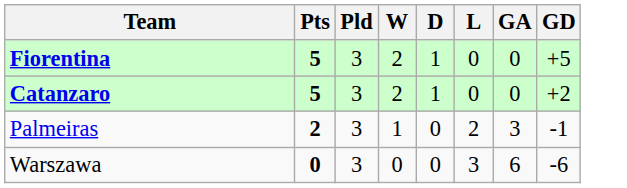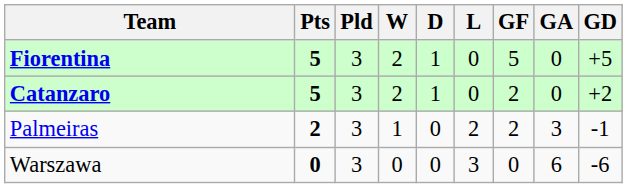+ column: (514, 22)
